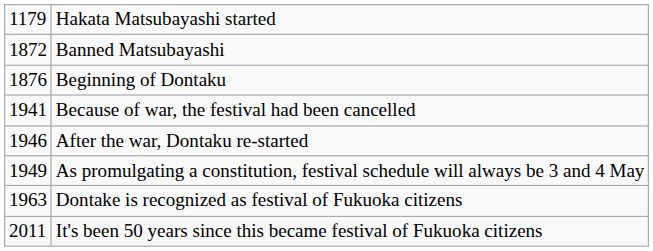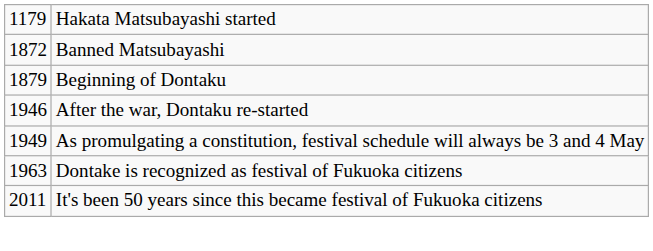(28, 79) 1876 -> (28, 79) 1879
- row: (236, 110)
